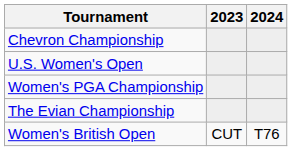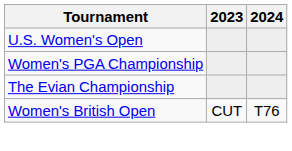- row: (86, 40)
